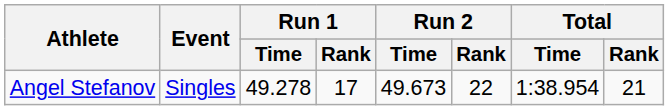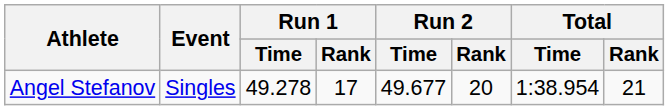(414, 88) 49.673 -> (414, 88) 49.677
(481, 88) 22 -> (481, 88) 20
